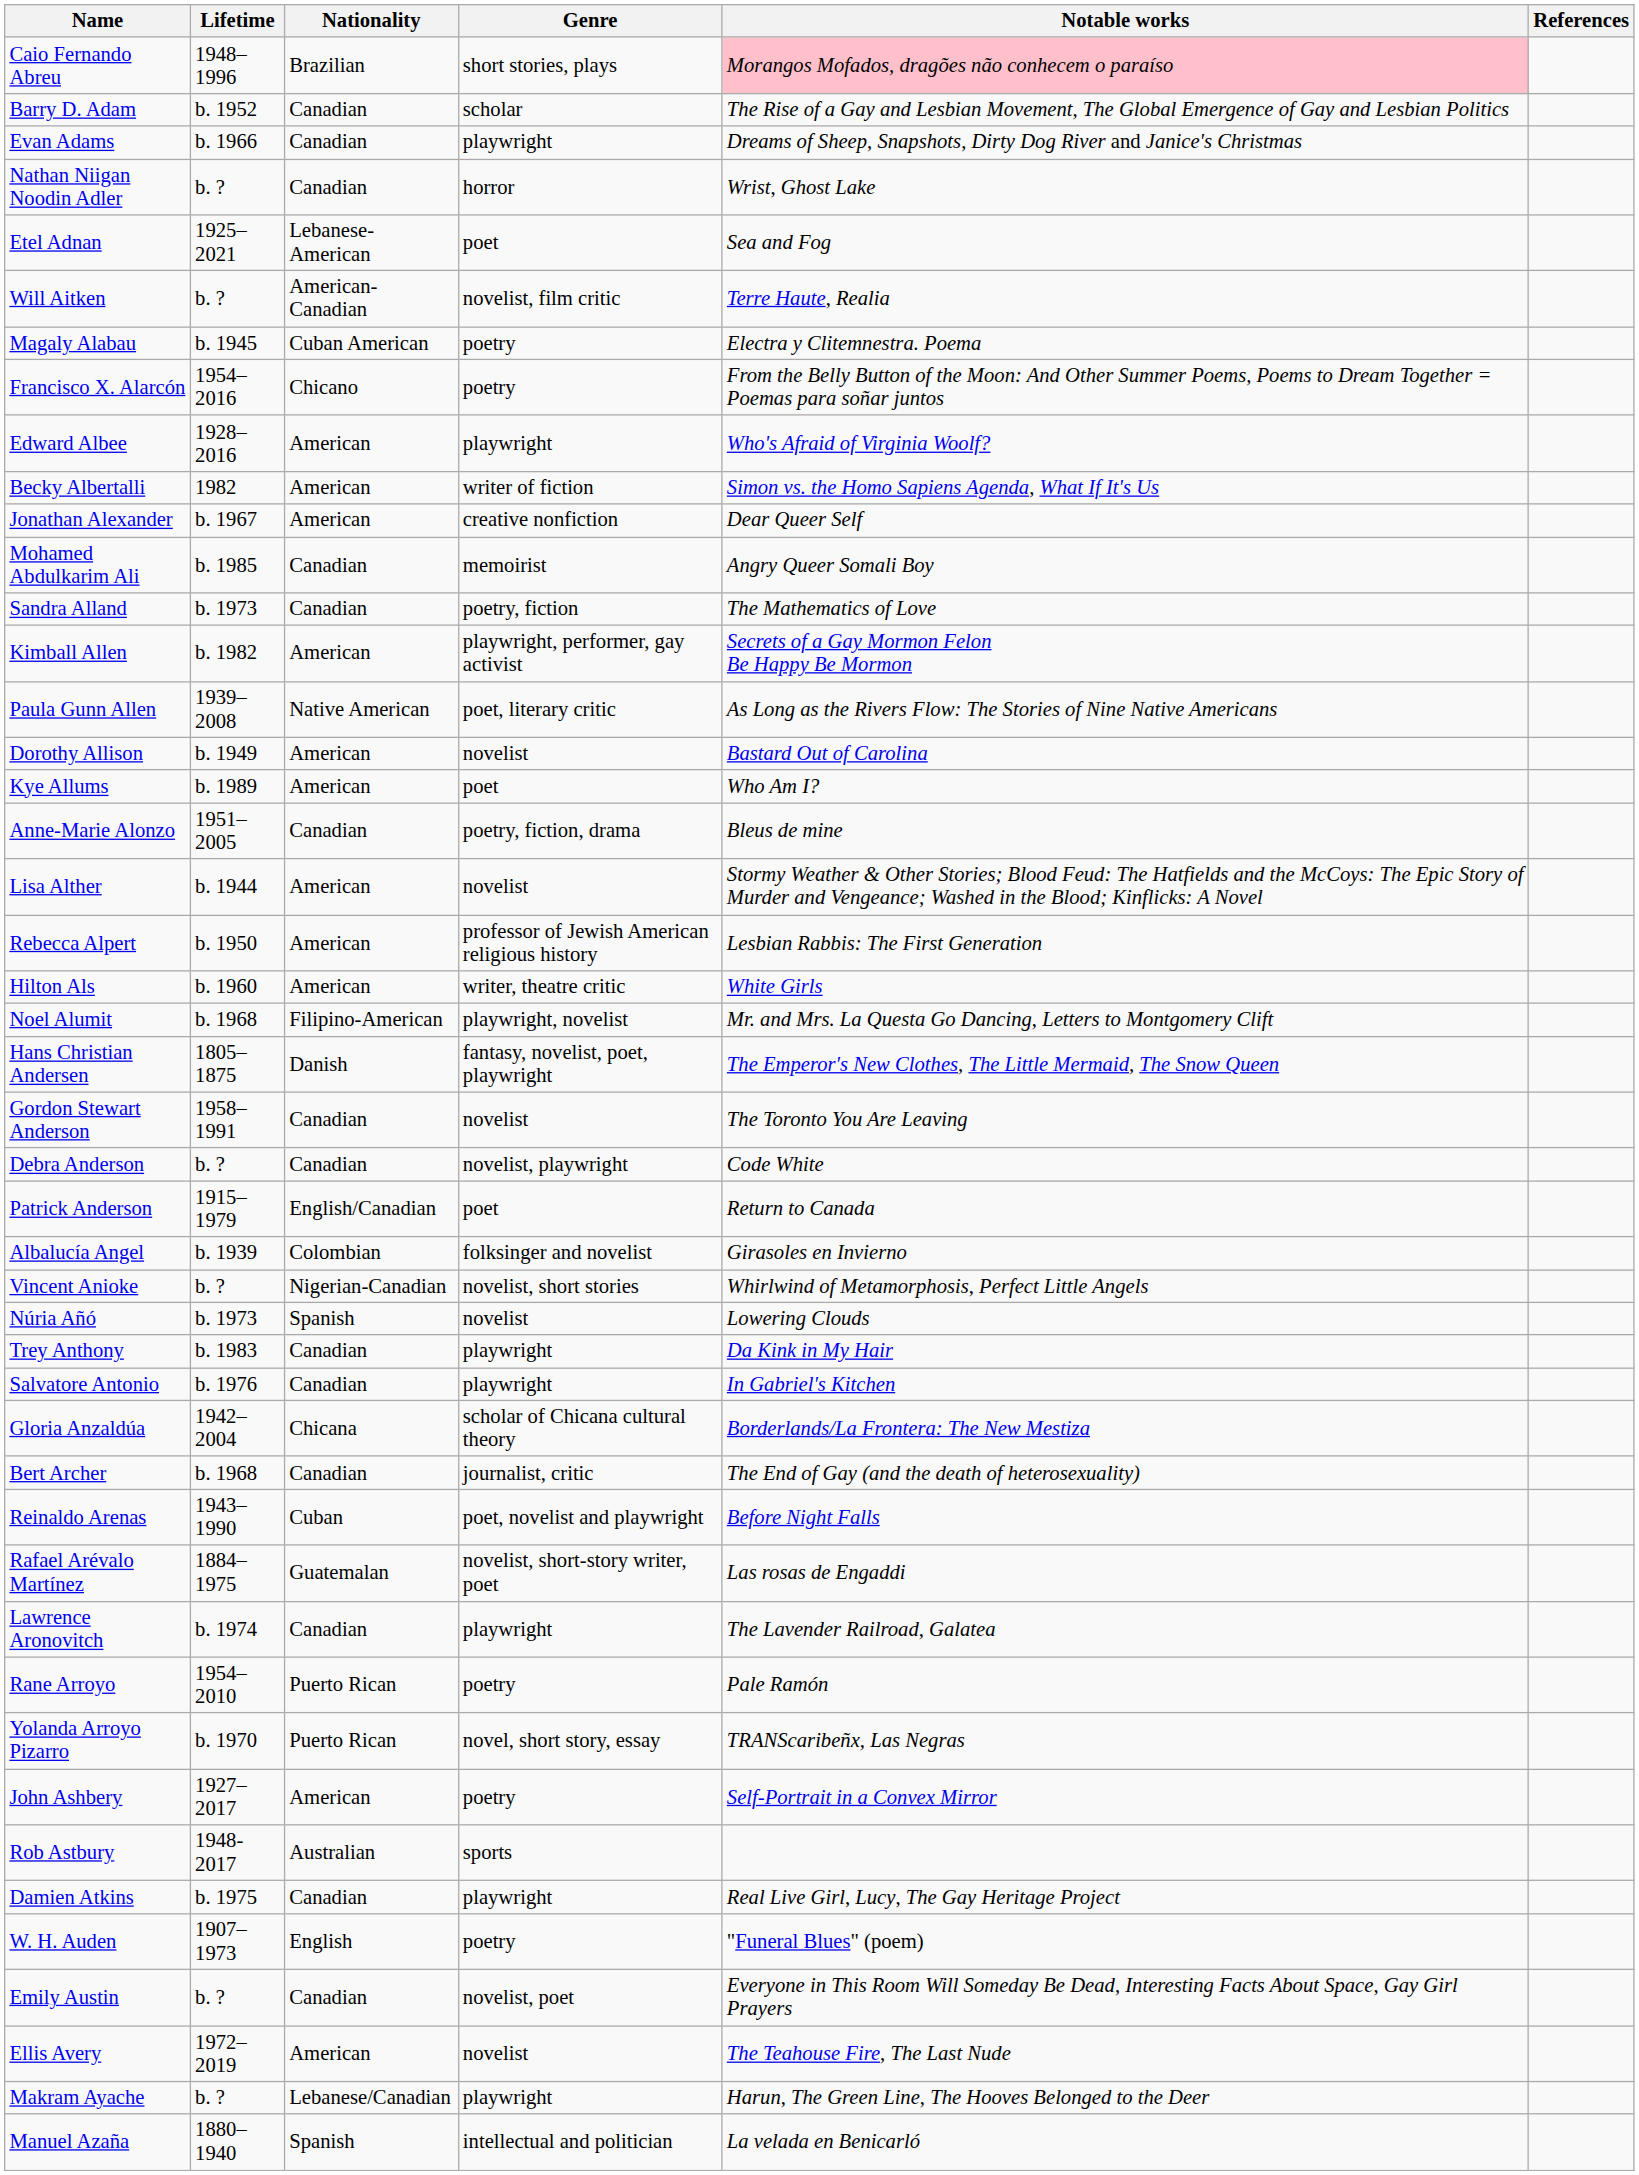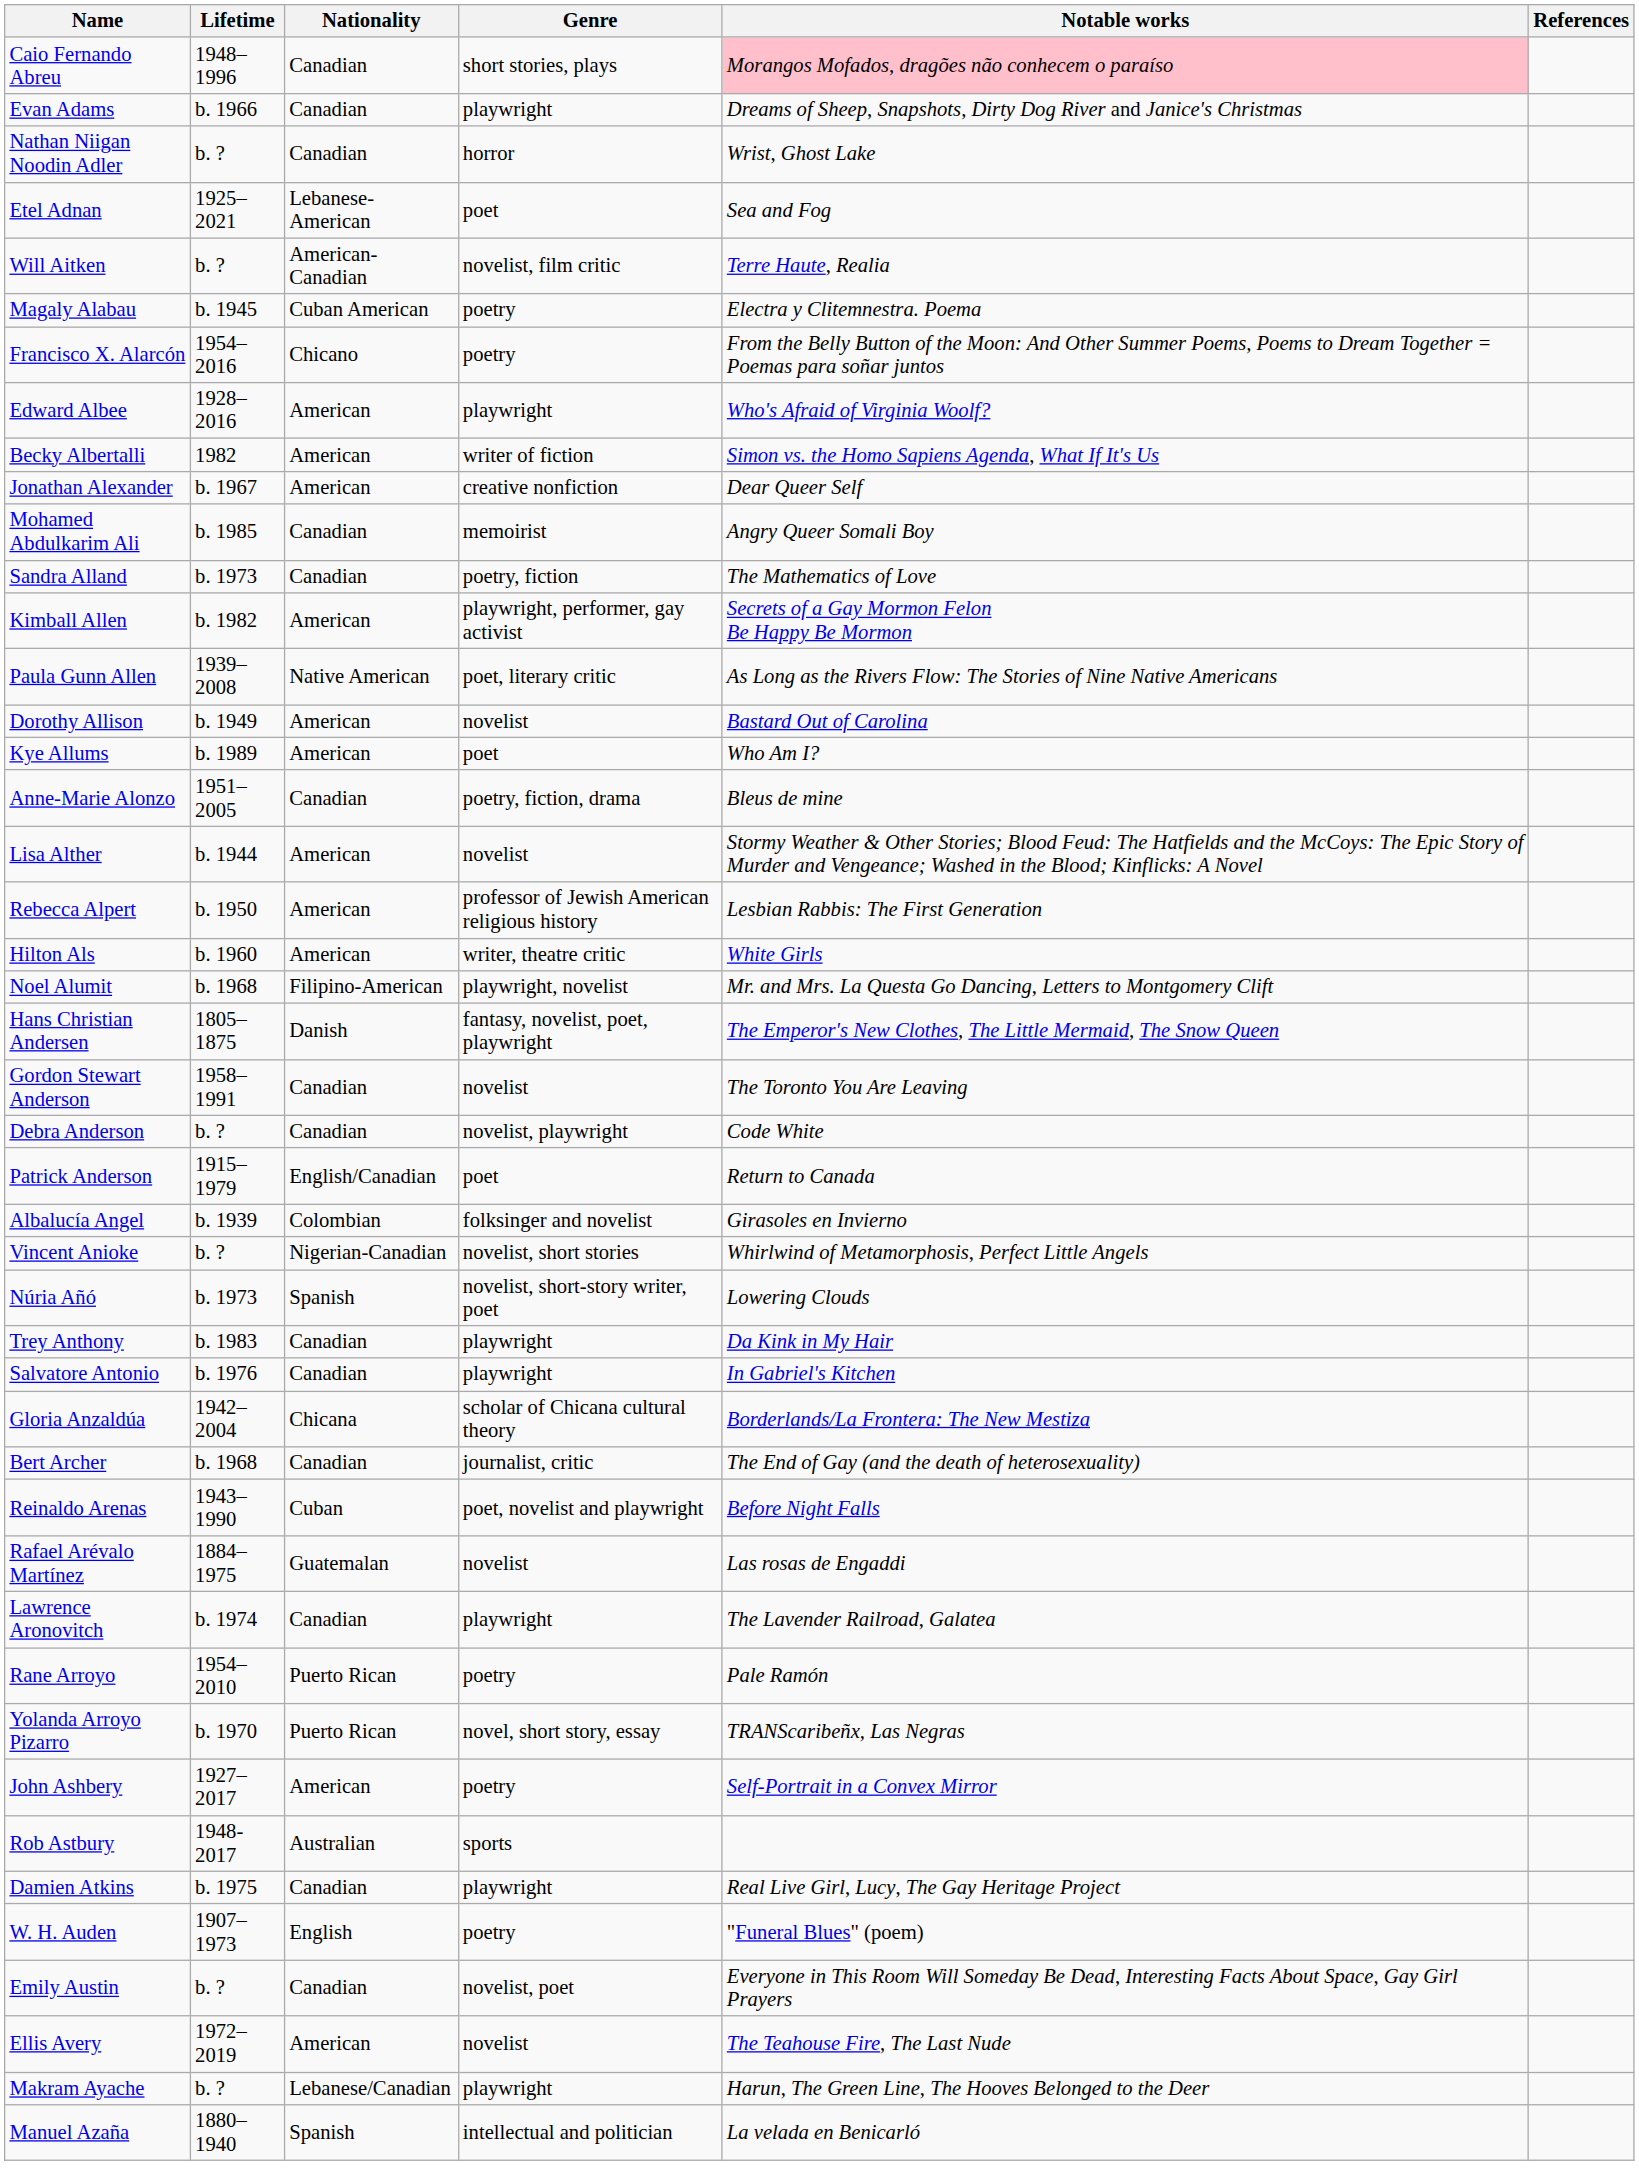(327, 65) Brazilian -> (328, 65) Canadian
- row: (73, 109)
(496, 1318) novelist -> (575, 1297) novelist, short-story writer, poet
(575, 1572) novelist, short-story writer, poet -> (496, 1563) novelist
